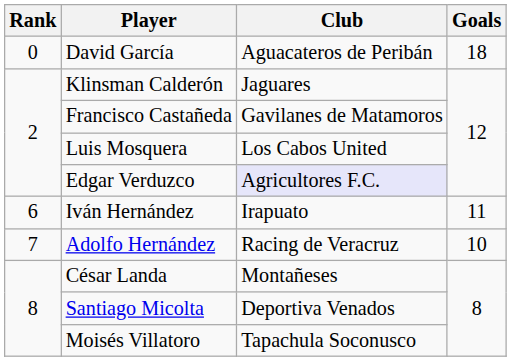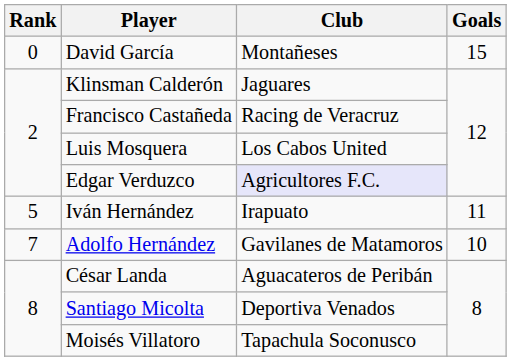(337, 52) Aguacateros de Peribán -> (289, 52) Montañeses
(477, 52) 18 -> (477, 52) 15
(342, 116) Gavilanes de Matamoros -> (320, 116) Racing de Veracruz
(33, 212) 6 -> (33, 212) 5
(320, 244) Racing de Veracruz -> (342, 244) Gavilanes de Matamoros
(289, 276) Montañeses -> (337, 276) Aguacateros de Peribán
